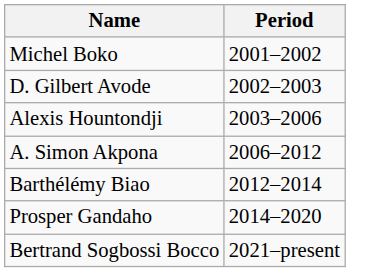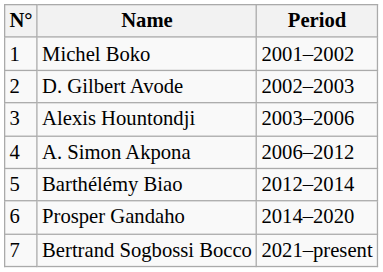+ column: (21, 20)
